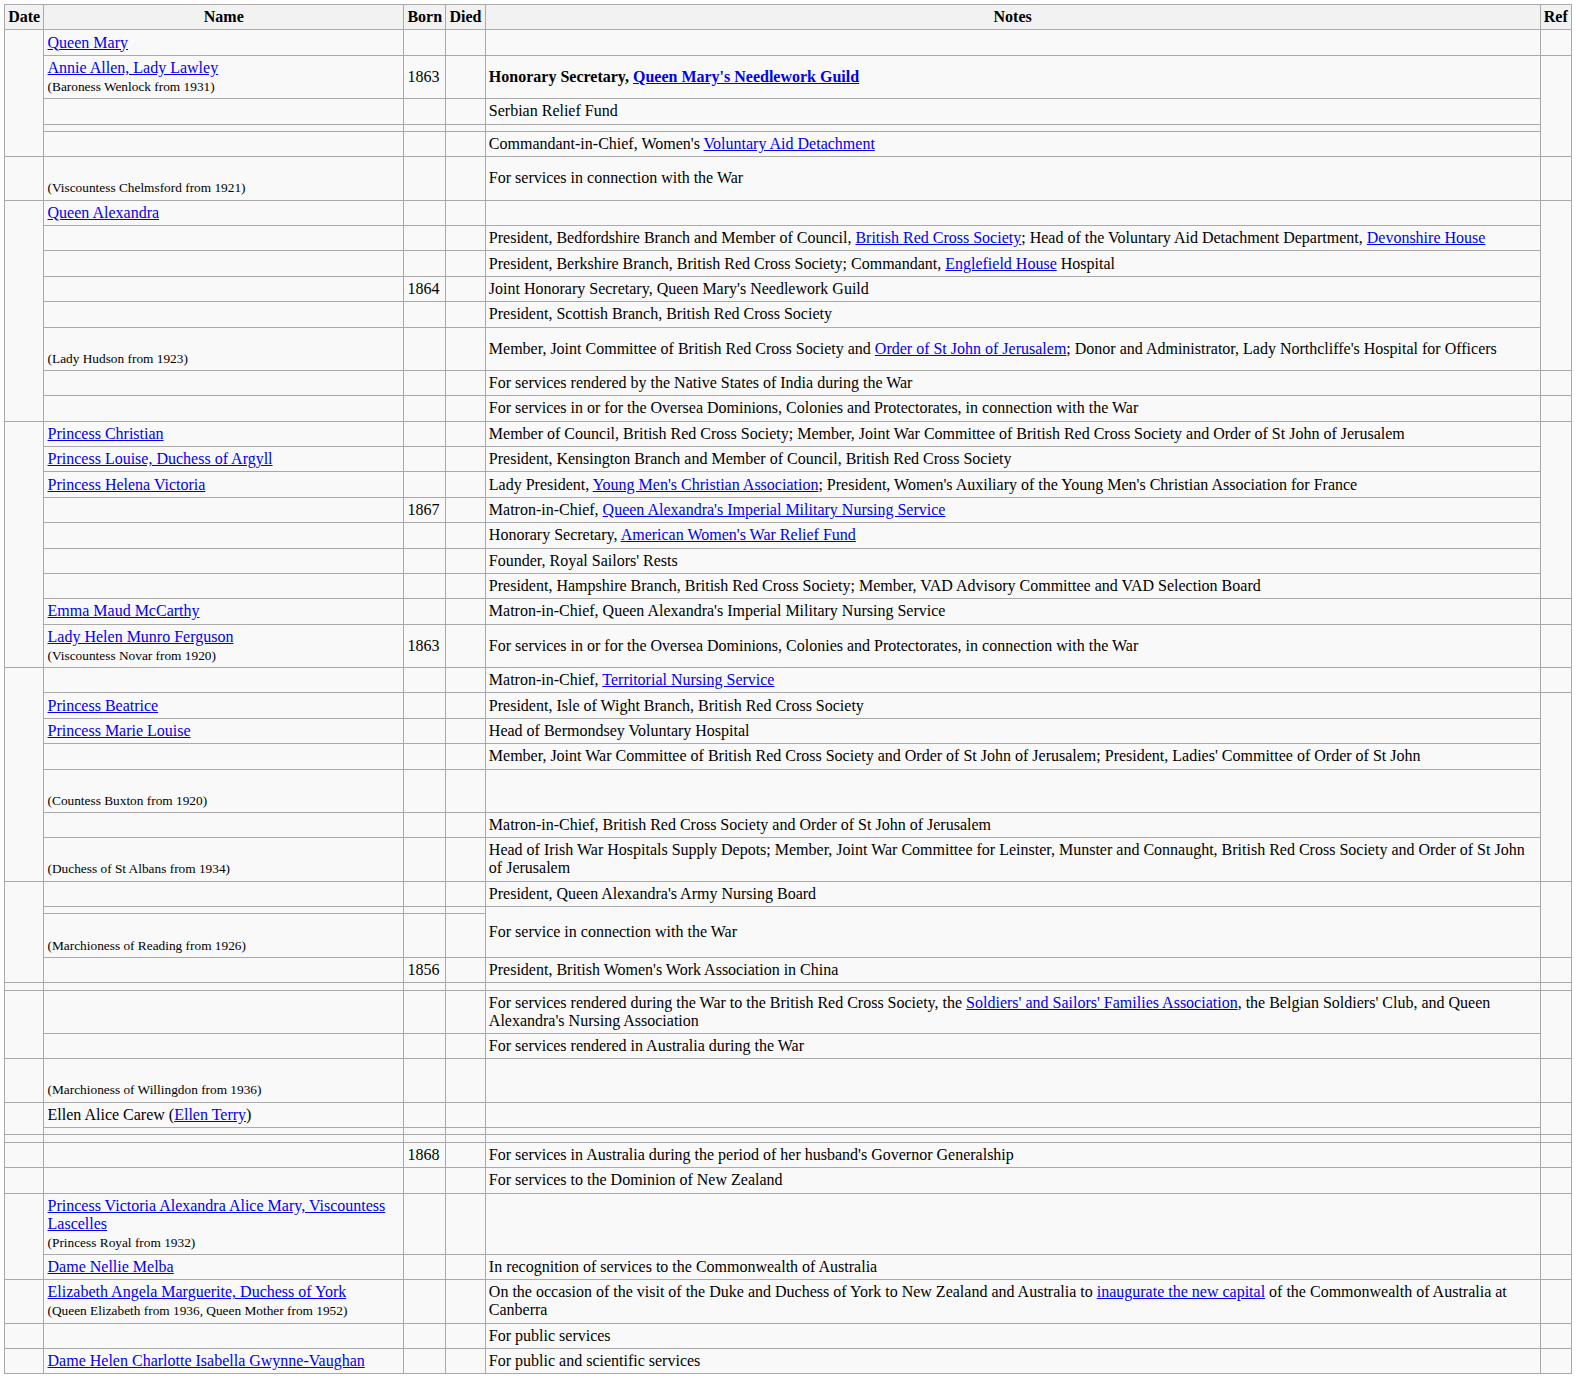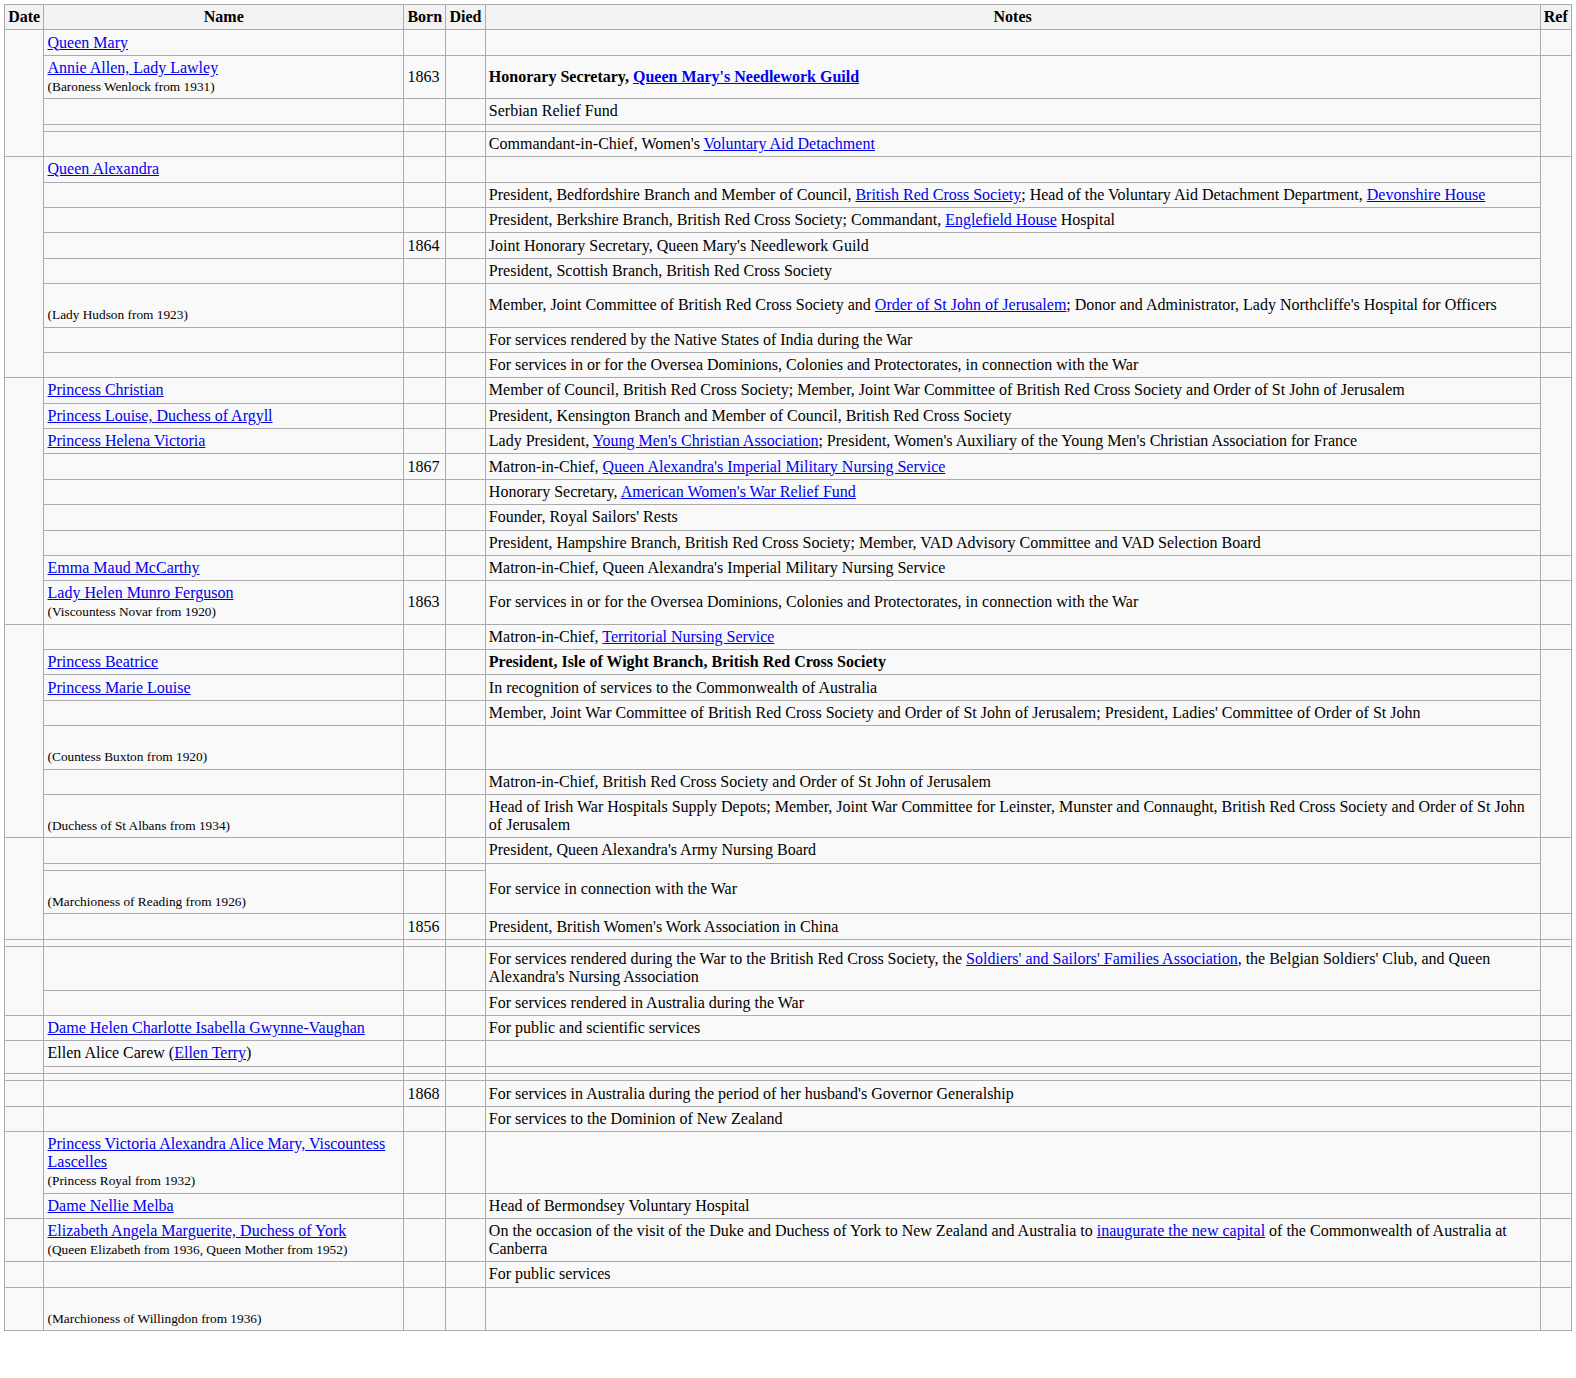- row: (147, 188)
(676, 705) normal -> (687, 662) bold
(619, 730) Head of Bermondsey Voluntary Hospital -> (683, 687) In recognition of services to the Commonwealth of Australia
rows swapped: (155, 1090) <-> (206, 1361)
(683, 1267) In recognition of services to the Commonwealth of Australia -> (619, 1205) Head of Bermondsey Voluntary Hospital
